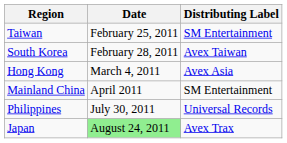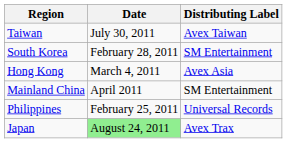(134, 33) February 25, 2011 -> (123, 33) July 30, 2011
(228, 33) SM Entertainment -> (215, 33) Avex Taiwan
(215, 52) Avex Taiwan -> (228, 52) SM Entertainment
(123, 109) July 30, 2011 -> (134, 109) February 25, 2011
